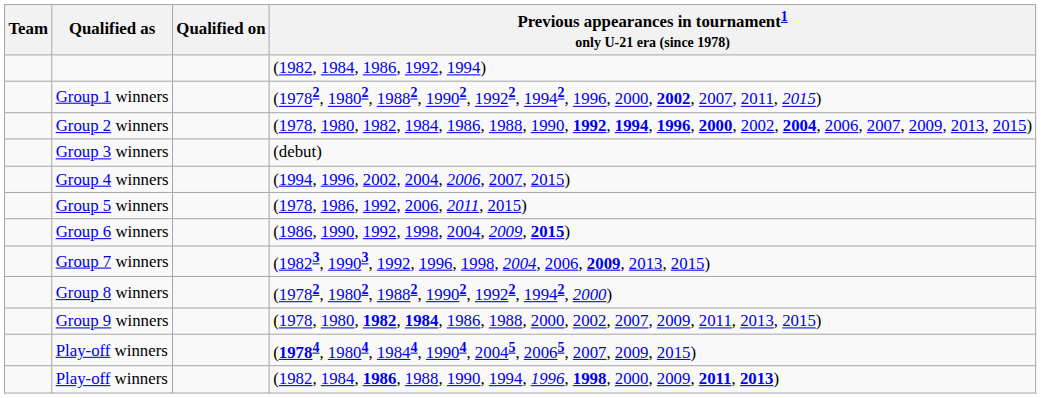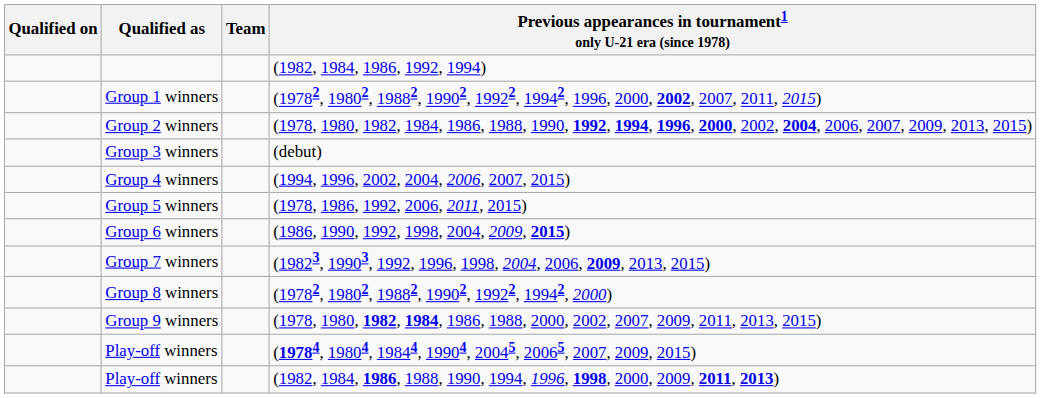columns swapped: (28, 29) <-> (221, 29)
